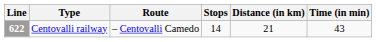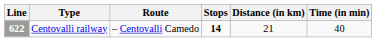(216, 28) normal -> (216, 28) bold
(339, 28) 43 -> (339, 28) 40
